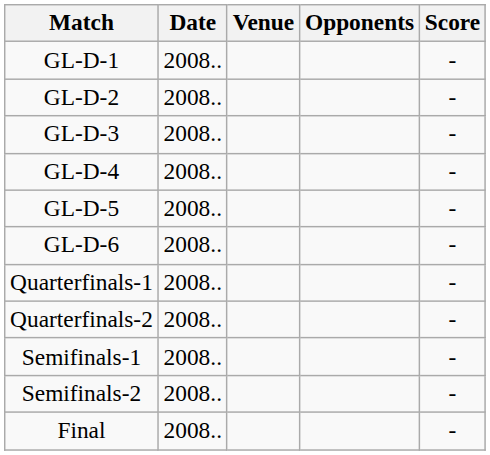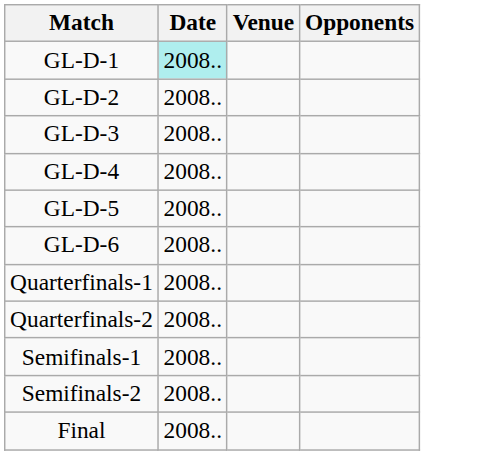- column: (452, 23)
(193, 60) no background -> (193, 60) paleturquoise background
